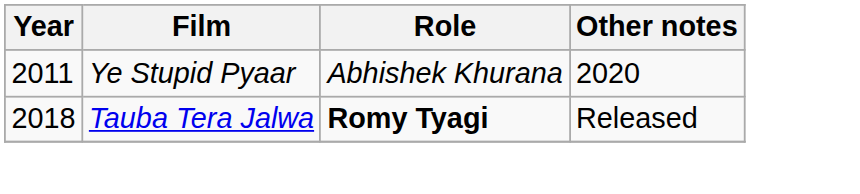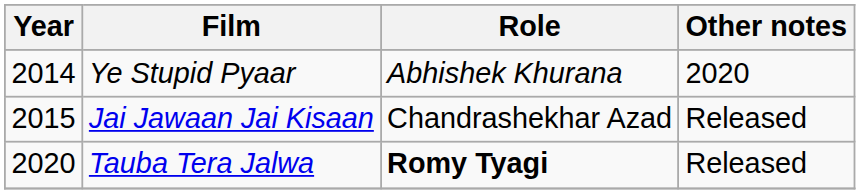(43, 73) 2011 -> (44, 73) 2014
+ row: (231, 118)
(44, 118) 2018 -> (44, 164) 2020
